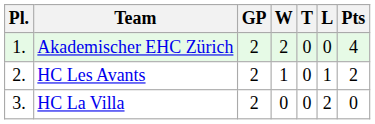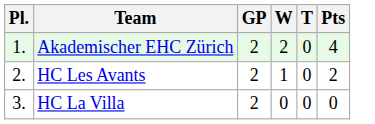- column: (327, 18)
